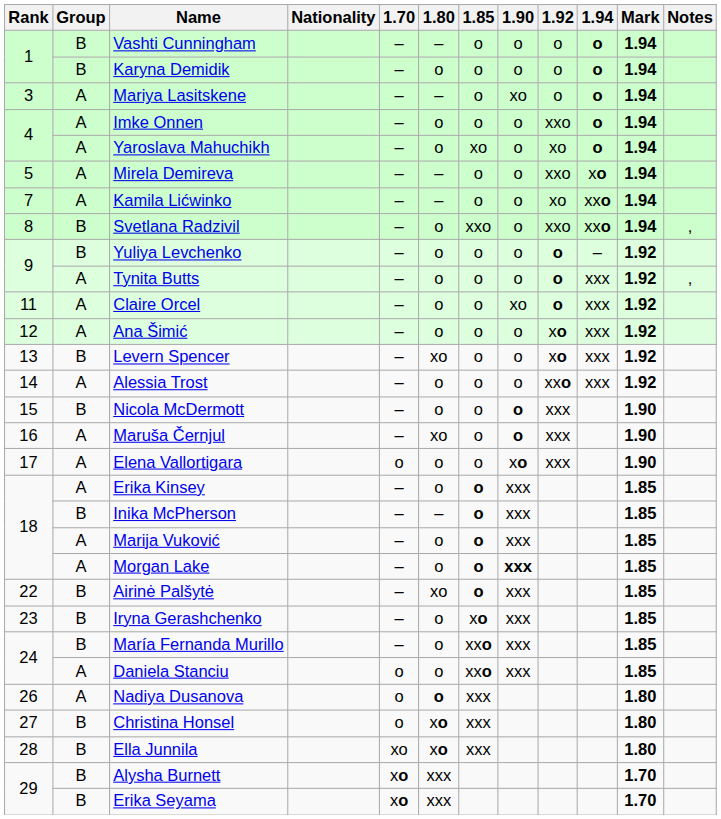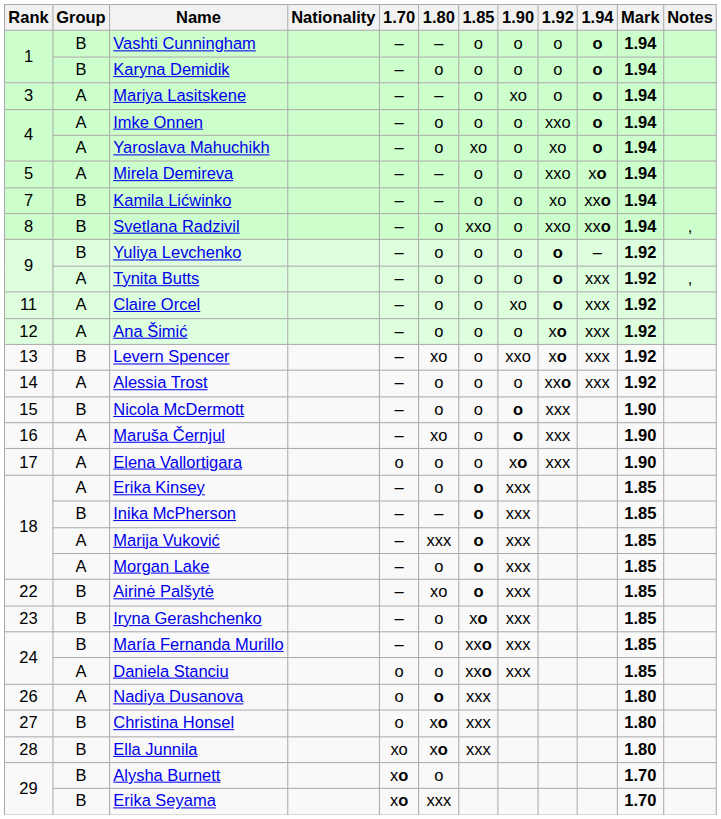(81, 200) A -> (81, 200) B
(518, 357) o -> (518, 357) xxo
(439, 540) o -> (439, 540) xxx
(518, 566) bold -> (518, 566) normal
(439, 775) xxx -> (439, 775) o
